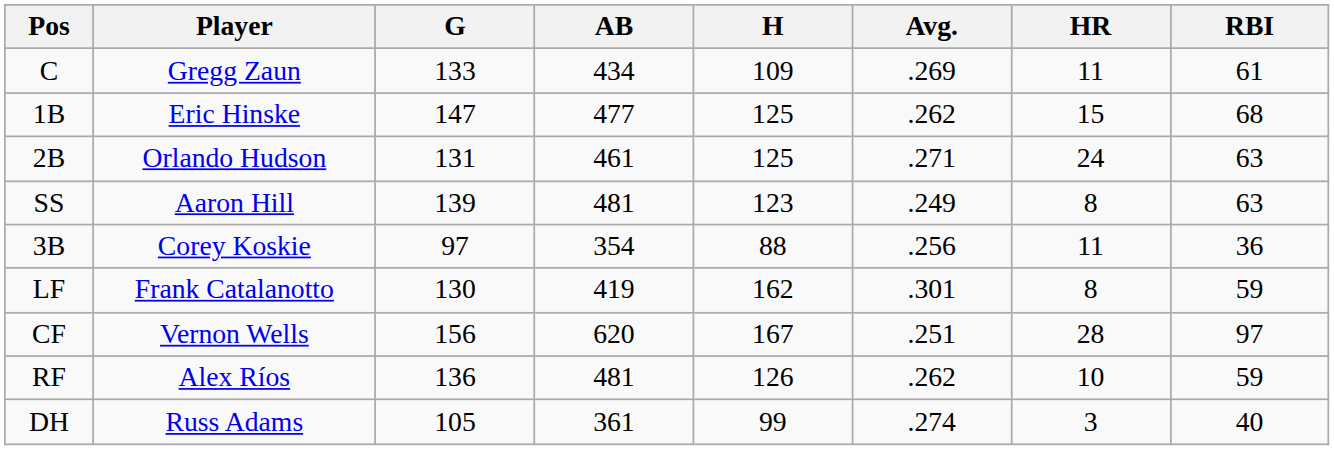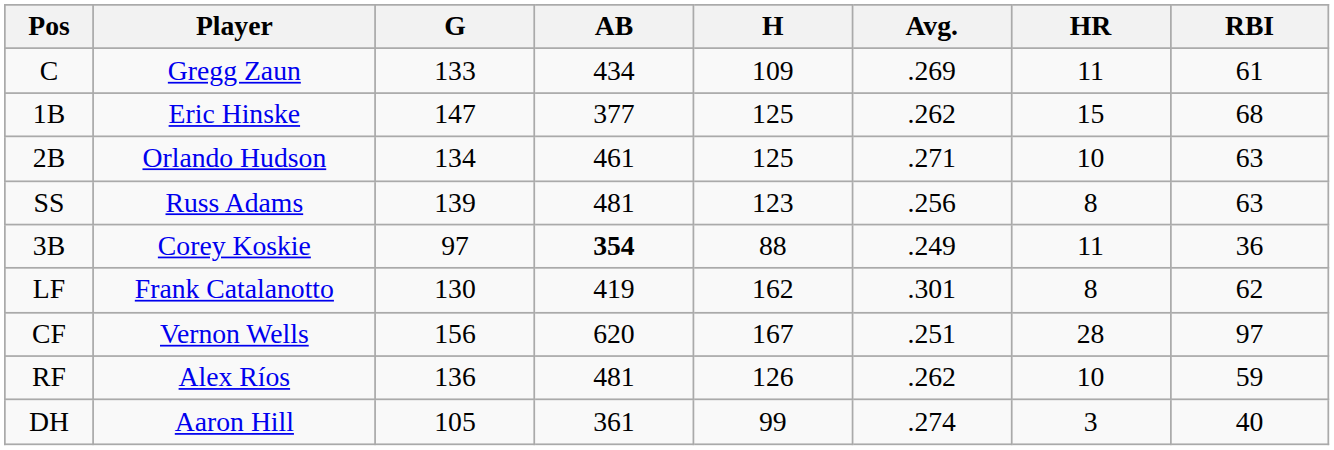(614, 114) 477 -> (614, 114) 377
(455, 158) 131 -> (455, 158) 134
(1091, 158) 24 -> (1091, 158) 10
(234, 202) Aaron Hill -> (234, 202) Russ Adams
(932, 202) .249 -> (932, 202) .256
(614, 245) normal -> (614, 245) bold
(932, 245) .256 -> (932, 245) .249
(1250, 289) 59 -> (1250, 289) 62
(234, 421) Russ Adams -> (234, 421) Aaron Hill
